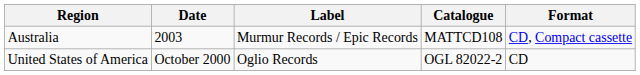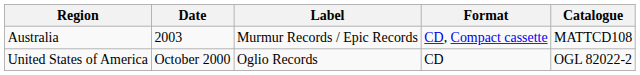columns swapped: (570, 15) <-> (463, 15)
